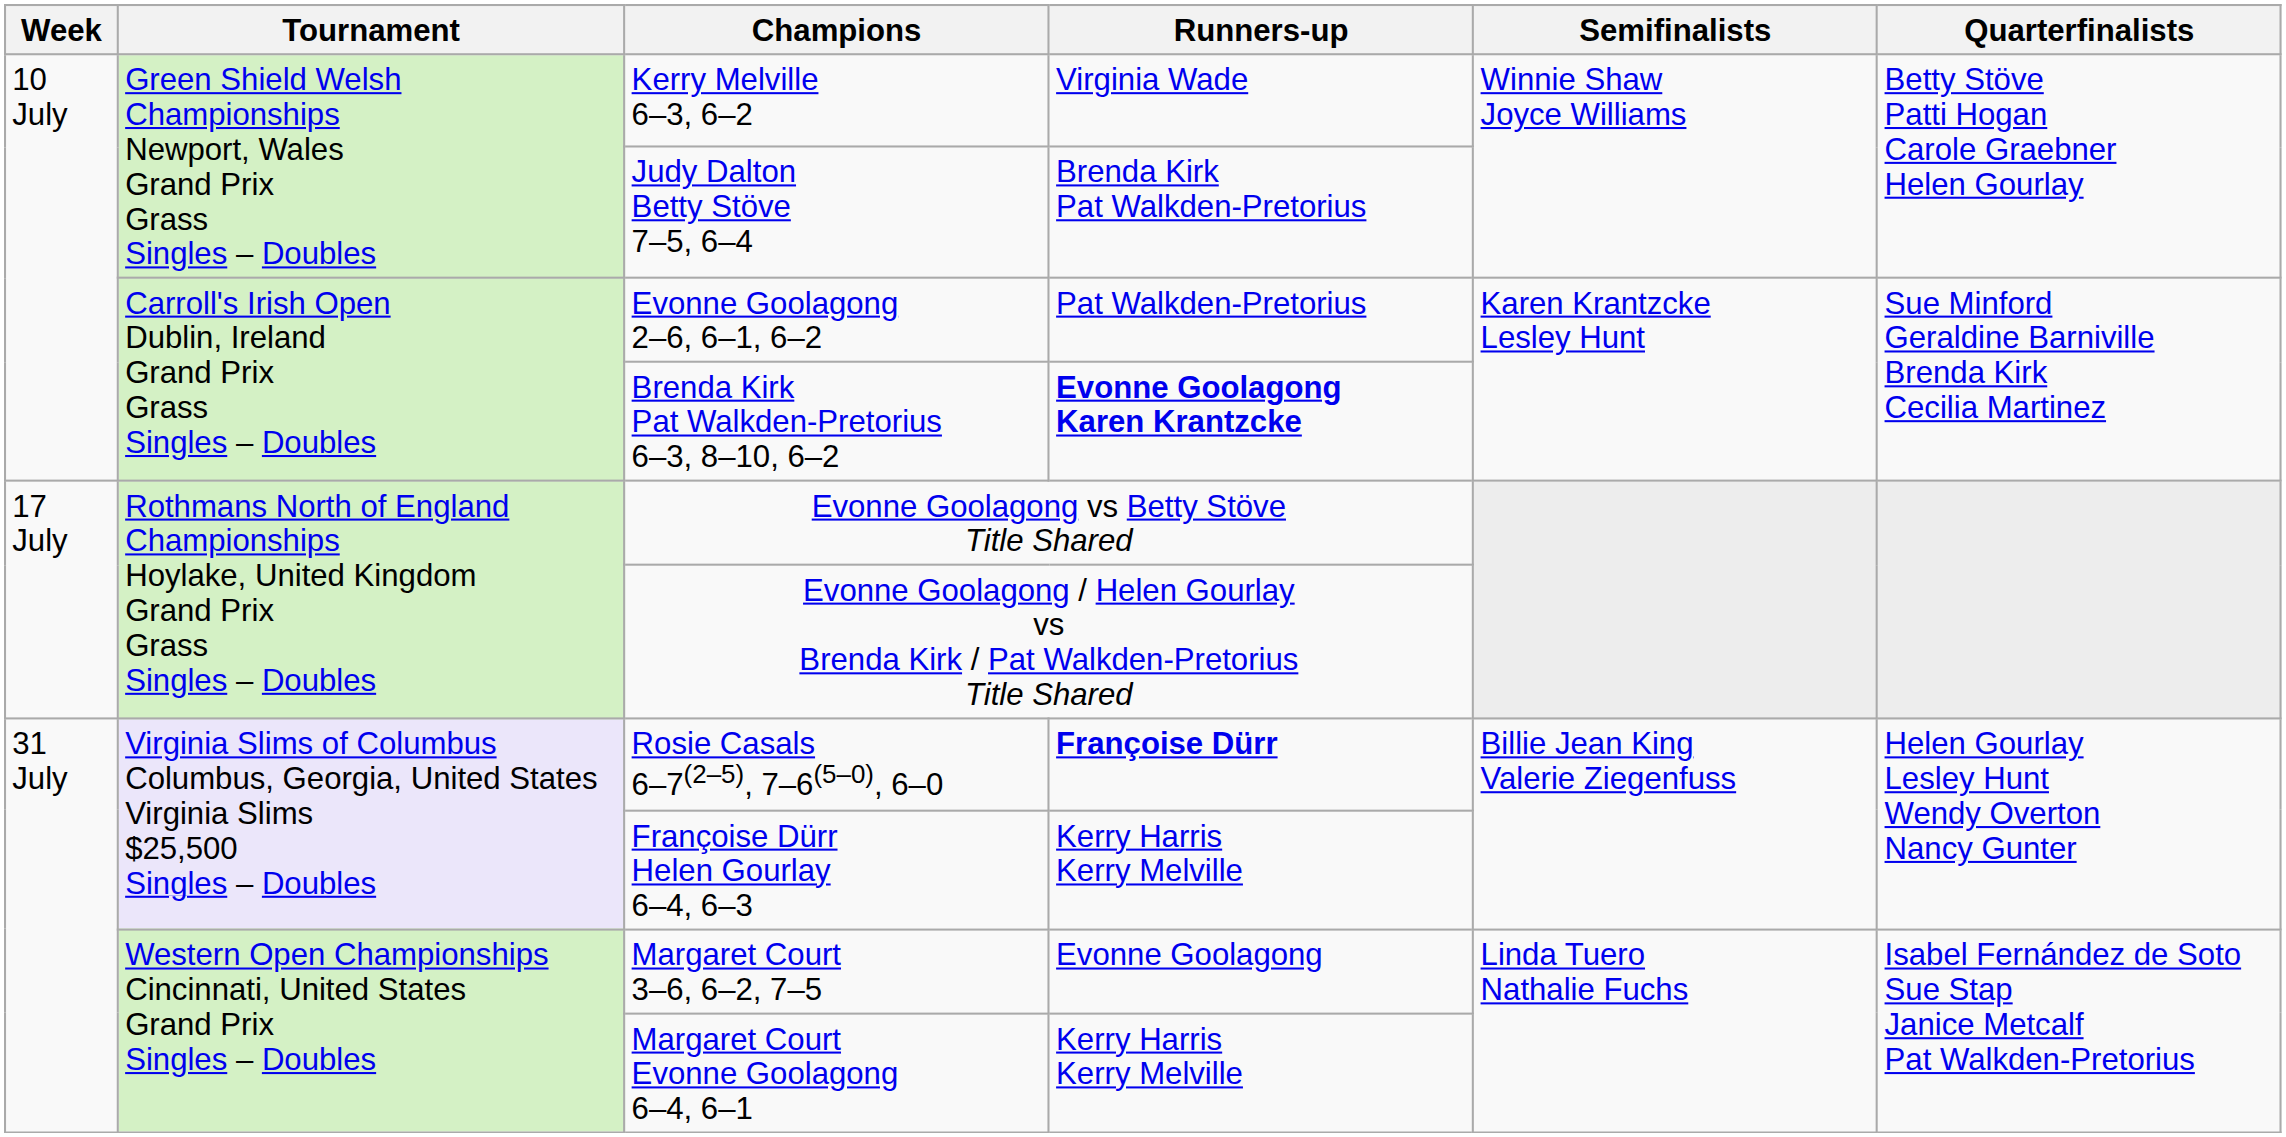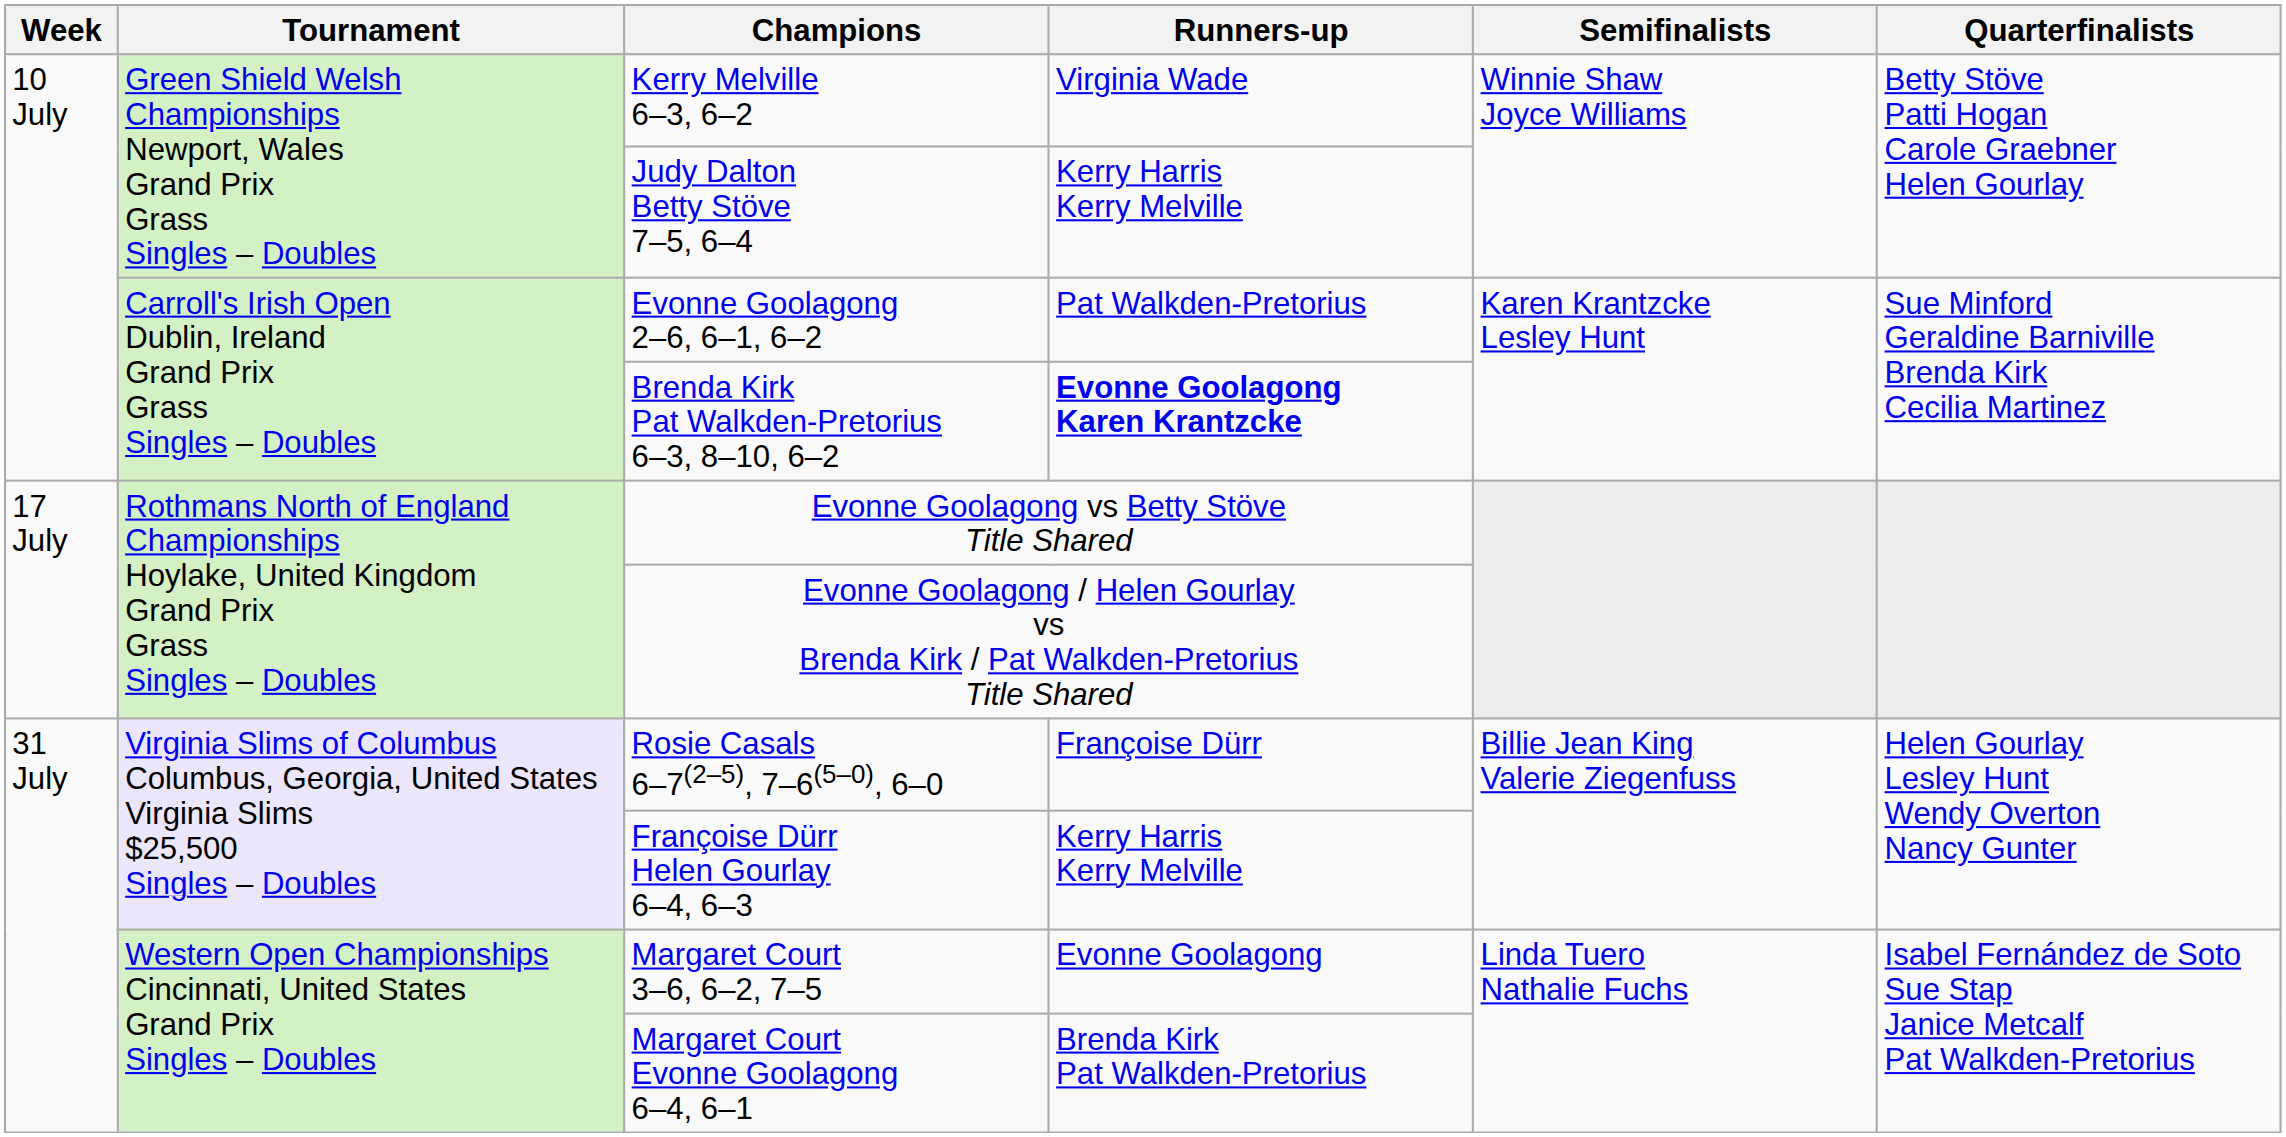(1211, 189) Brenda Kirk Pat Walkden-Pretorius -> (1150, 189) Kerry Harris Kerry Melville
(1167, 744) bold -> (1159, 744) normal
(1150, 1055) Kerry Harris Kerry Melville -> (1211, 1055) Brenda Kirk Pat Walkden-Pretorius
